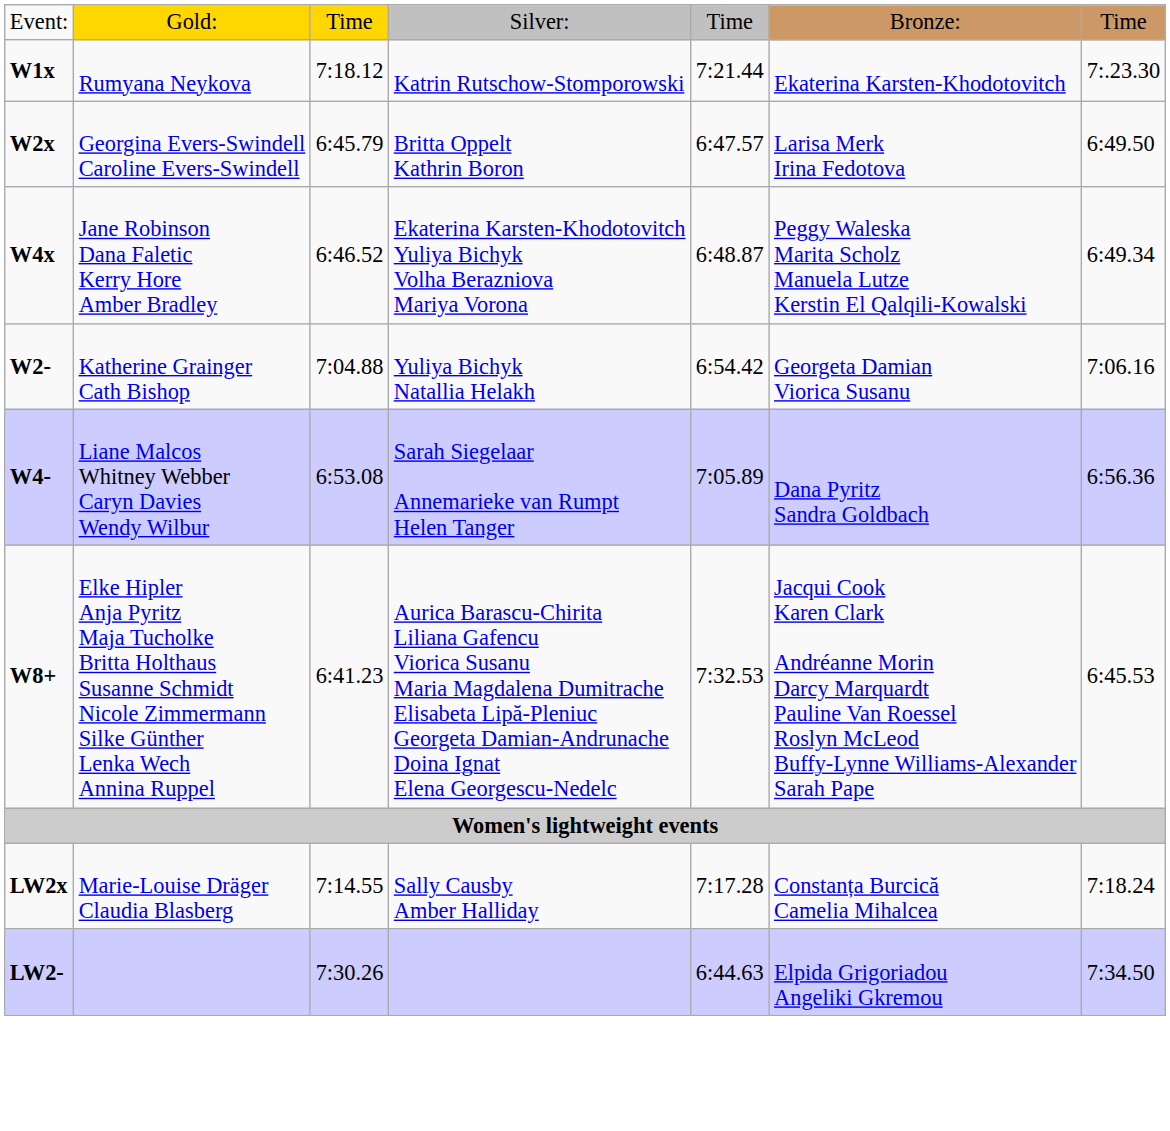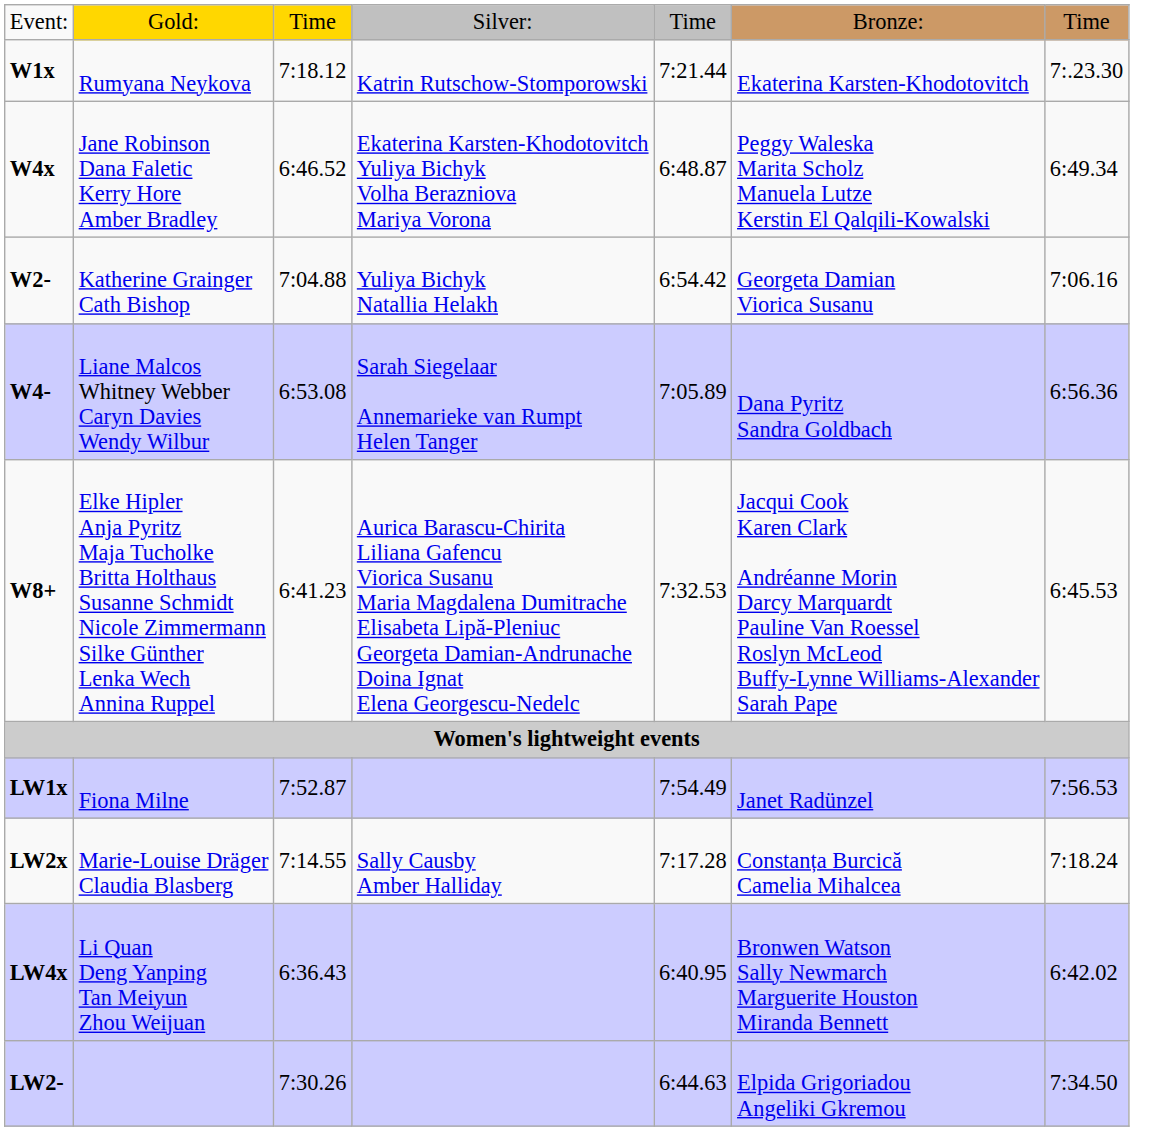- row: (32, 143)
+ row: (39, 787)
+ row: (39, 971)
